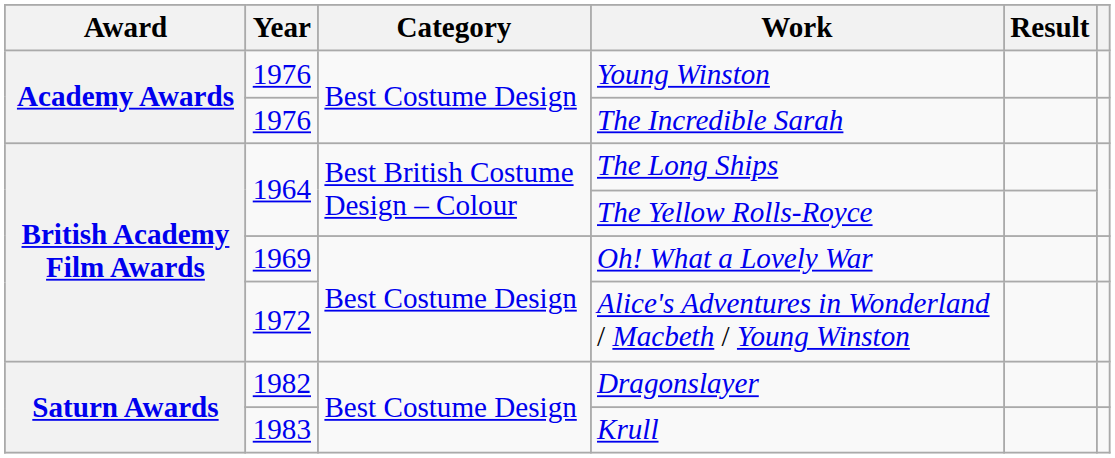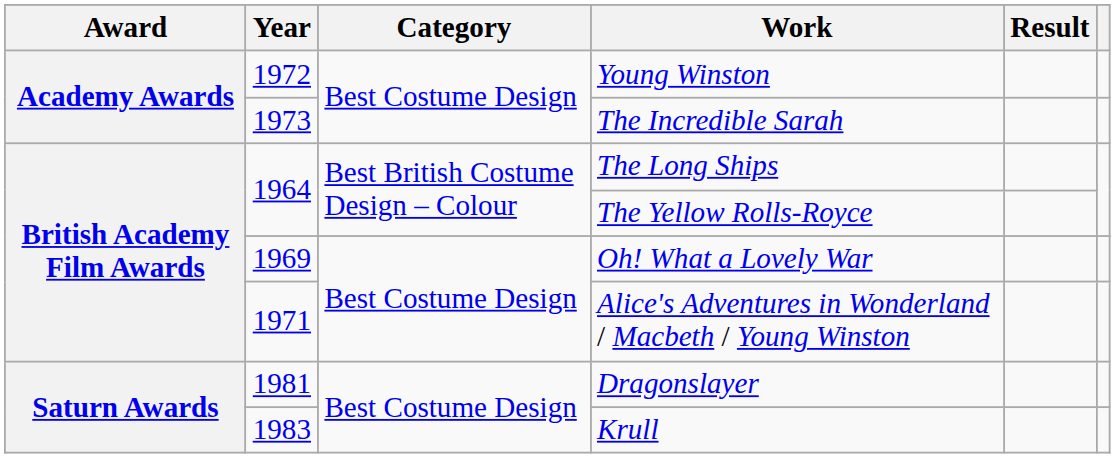(282, 73) 1976 -> (282, 73) 1972
(282, 119) 1976 -> (282, 119) 1973
(282, 321) 1972 -> (282, 321) 1971
(282, 383) 1982 -> (282, 383) 1981
